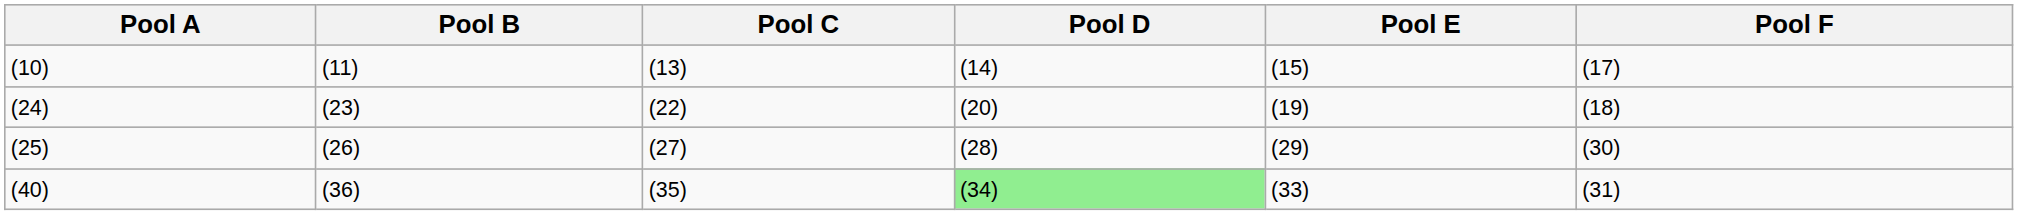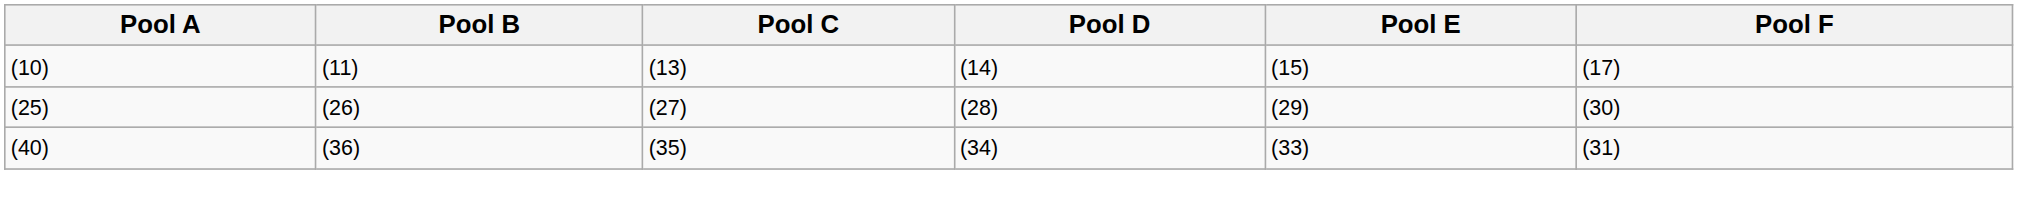- row: (30, 108)
(979, 189) lightgreen background -> (979, 149) no background
